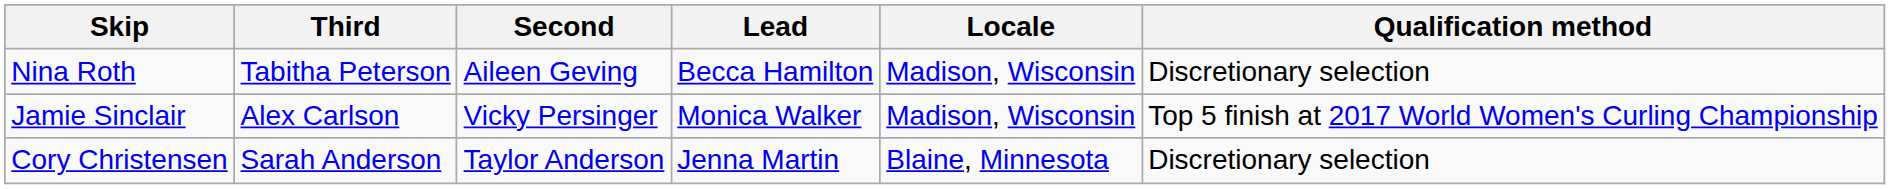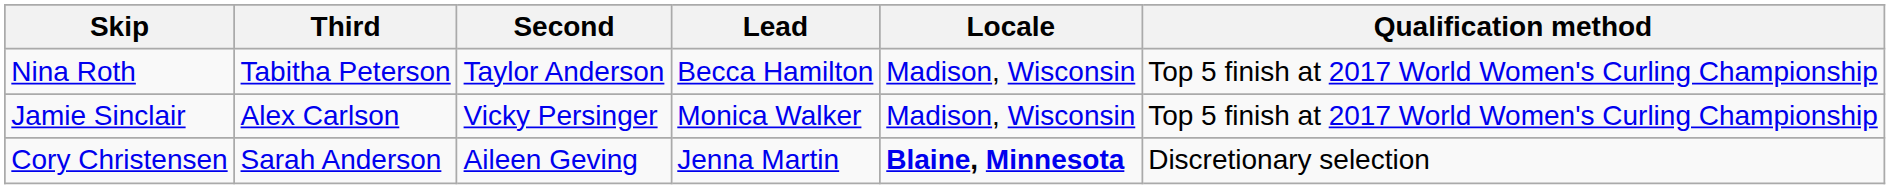(551, 71) Aileen Geving -> (564, 71) Taylor Anderson
(1289, 71) Discretionary selection -> (1513, 71) Top 5 finish at 2017 World Women's Curling Championship
(564, 159) Taylor Anderson -> (551, 159) Aileen Geving
(998, 159) normal -> (1005, 159) bold
